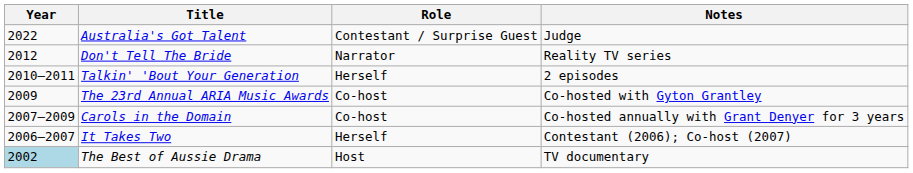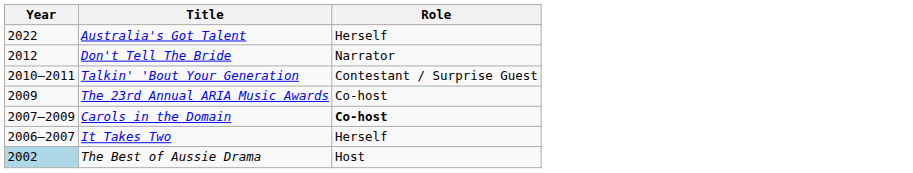- column: (724, 15)
(436, 35) Contestant / Surprise Guest -> (361, 35) Herself
(361, 76) Herself -> (436, 76) Contestant / Surprise Guest
(361, 116) normal -> (361, 116) bold
